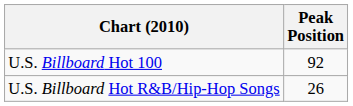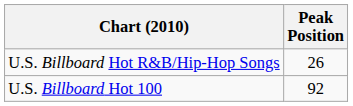rows swapped: (85, 62) <-> (144, 88)
